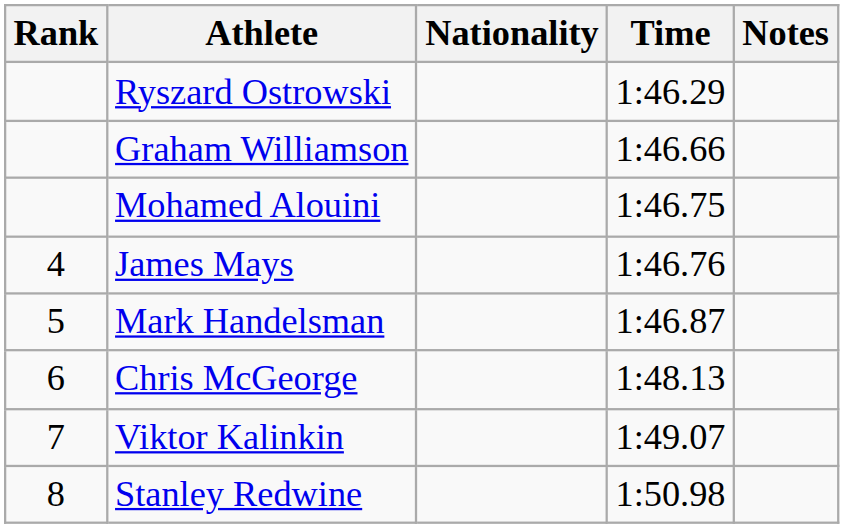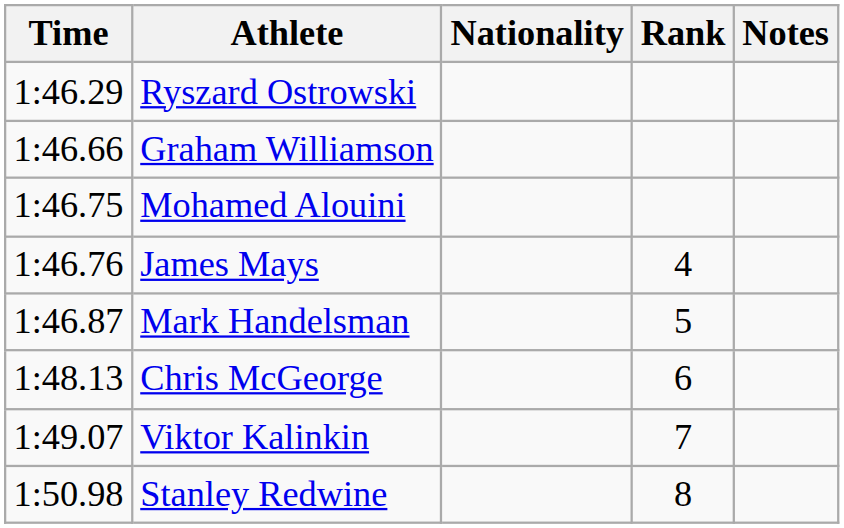columns swapped: (56, 33) <-> (671, 33)
